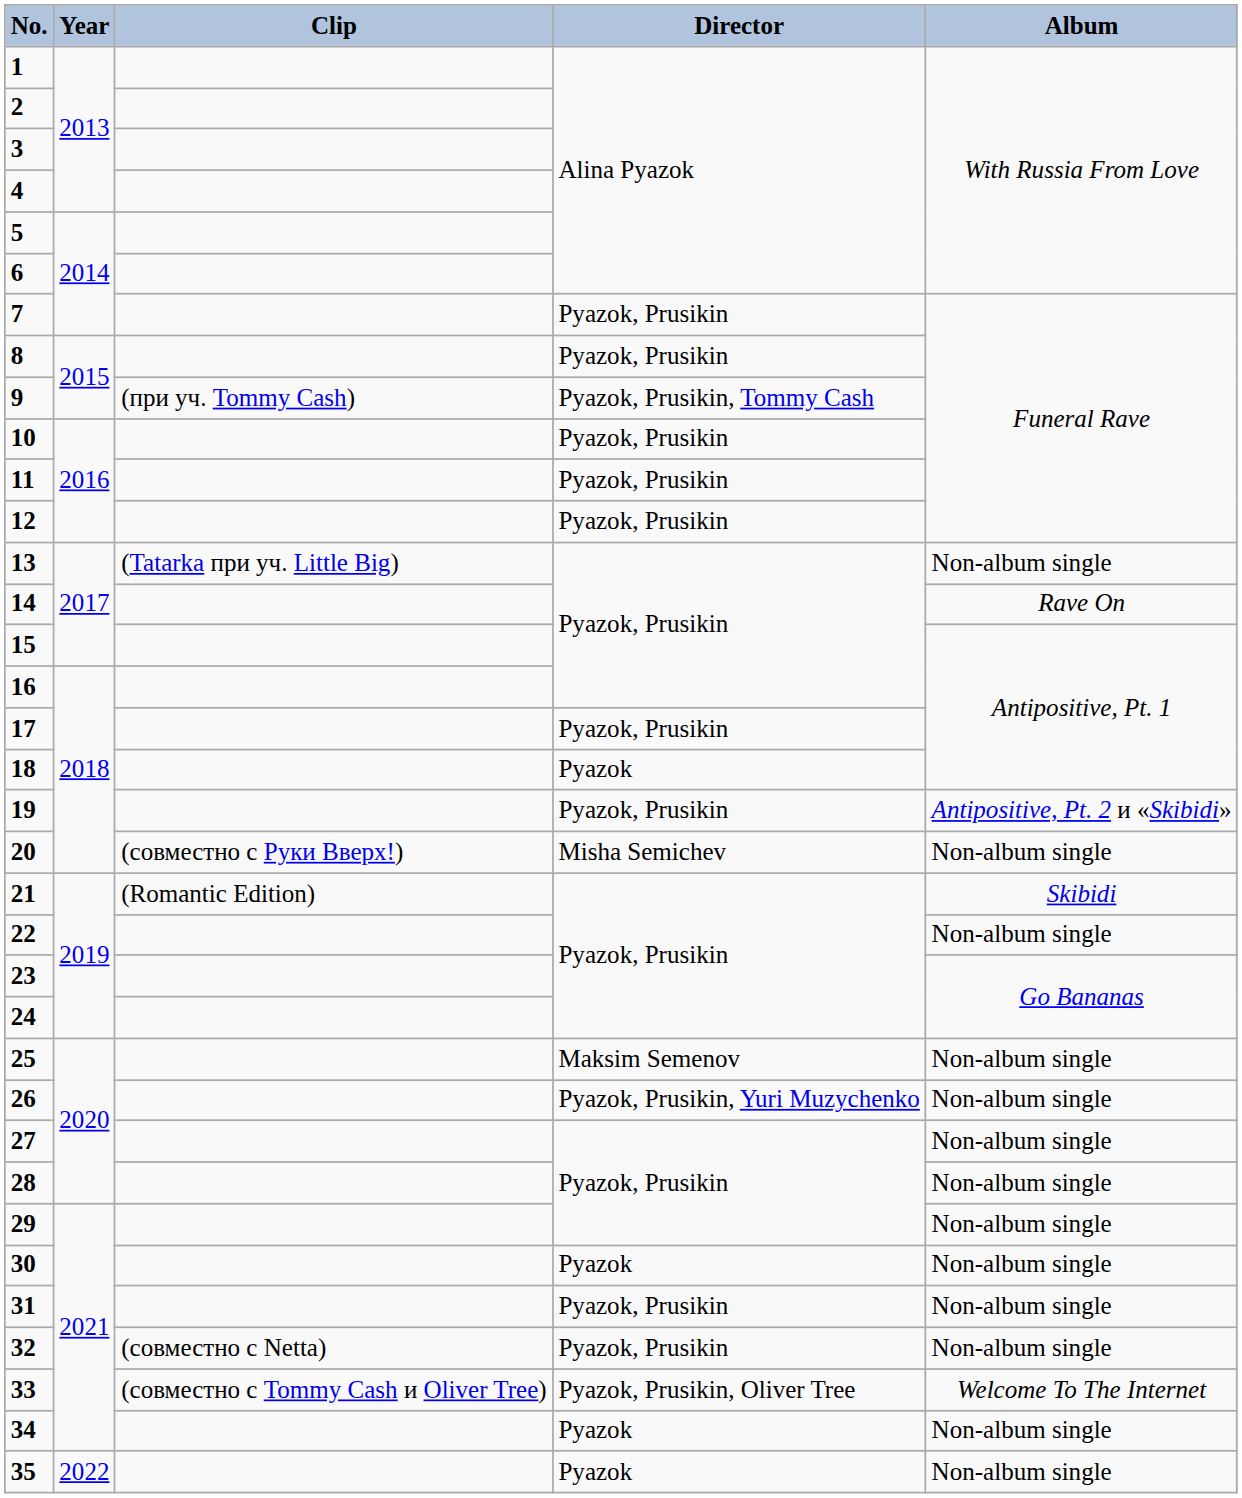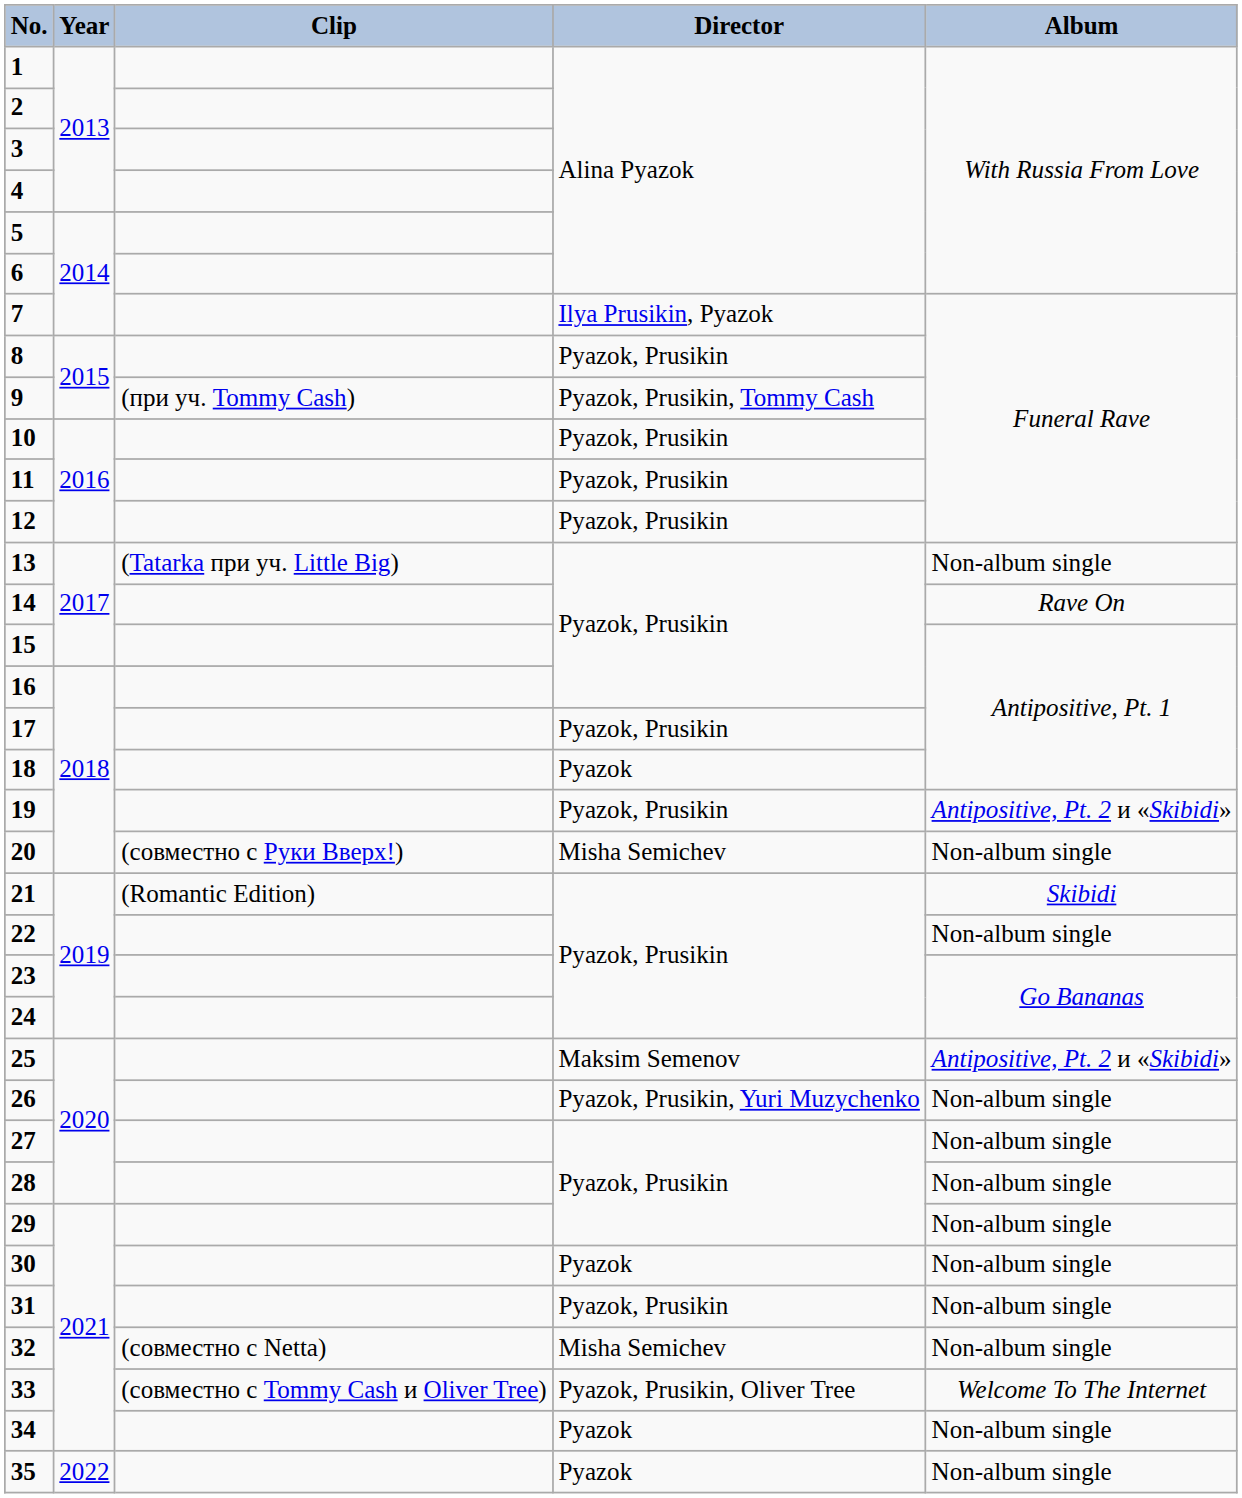(643, 314) Pyazok, Prusikin -> (666, 314) Ilya Prusikin, Pyazok
(1022, 1058) Non-album single -> (1082, 1058) Antipositive, Pt. 2 и «Skibidi»
(643, 1347) Pyazok, Prusikin -> (642, 1347) Misha Semichev
